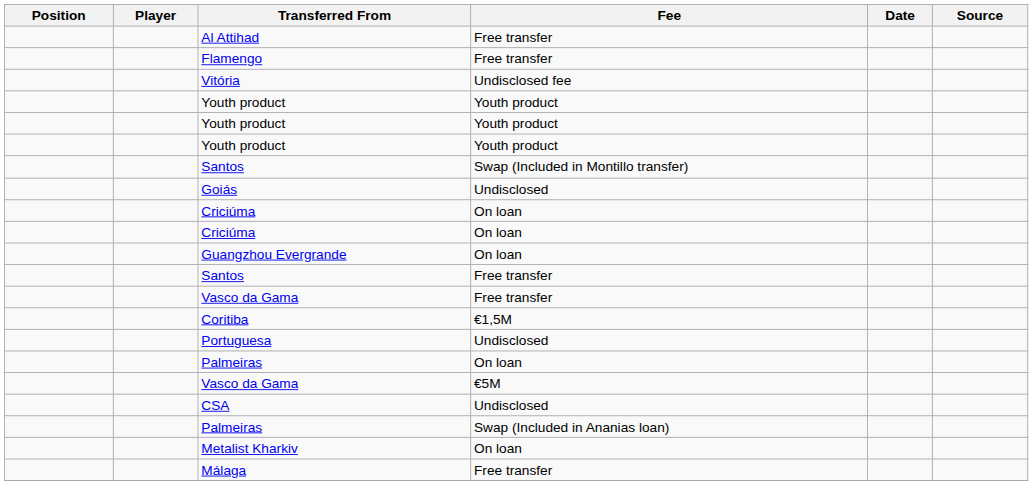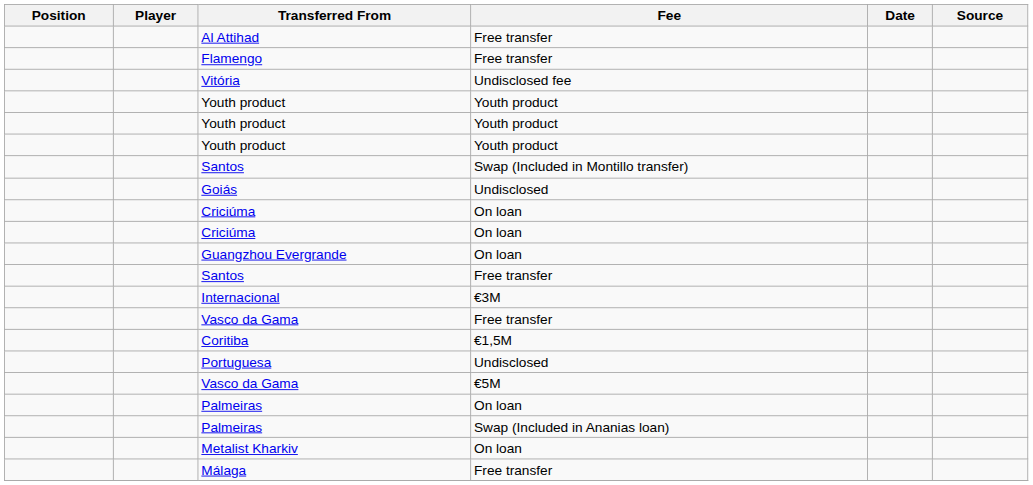+ row: (241, 297)
rows swapped: (232, 362) <-> (250, 384)
- row: (215, 405)
